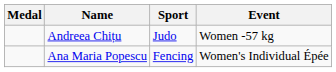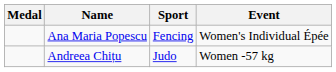rows swapped: (97, 56) <-> (84, 35)
